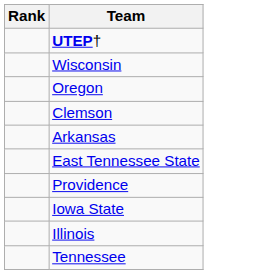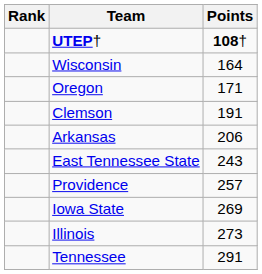+ column: (230, 16)
